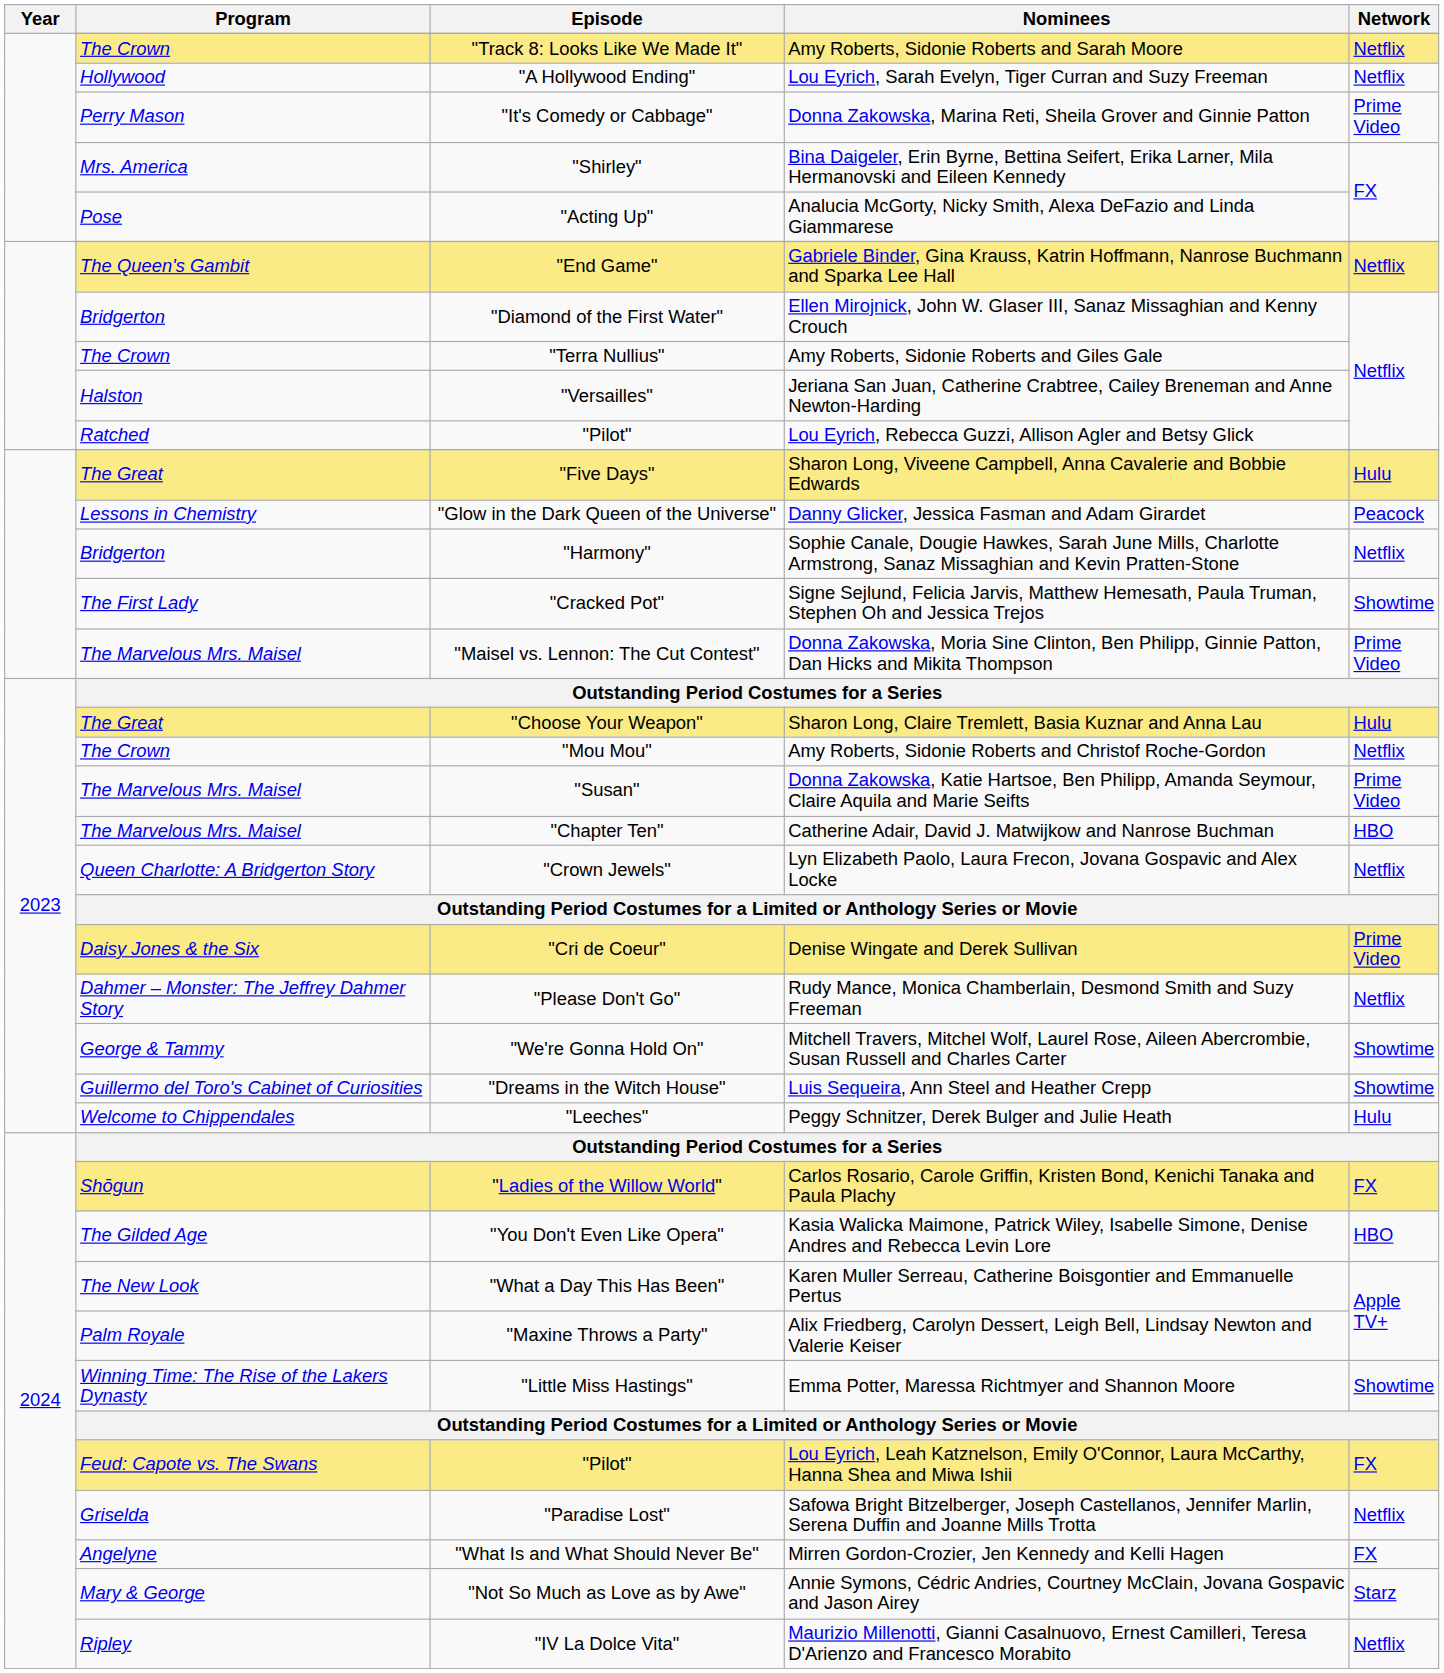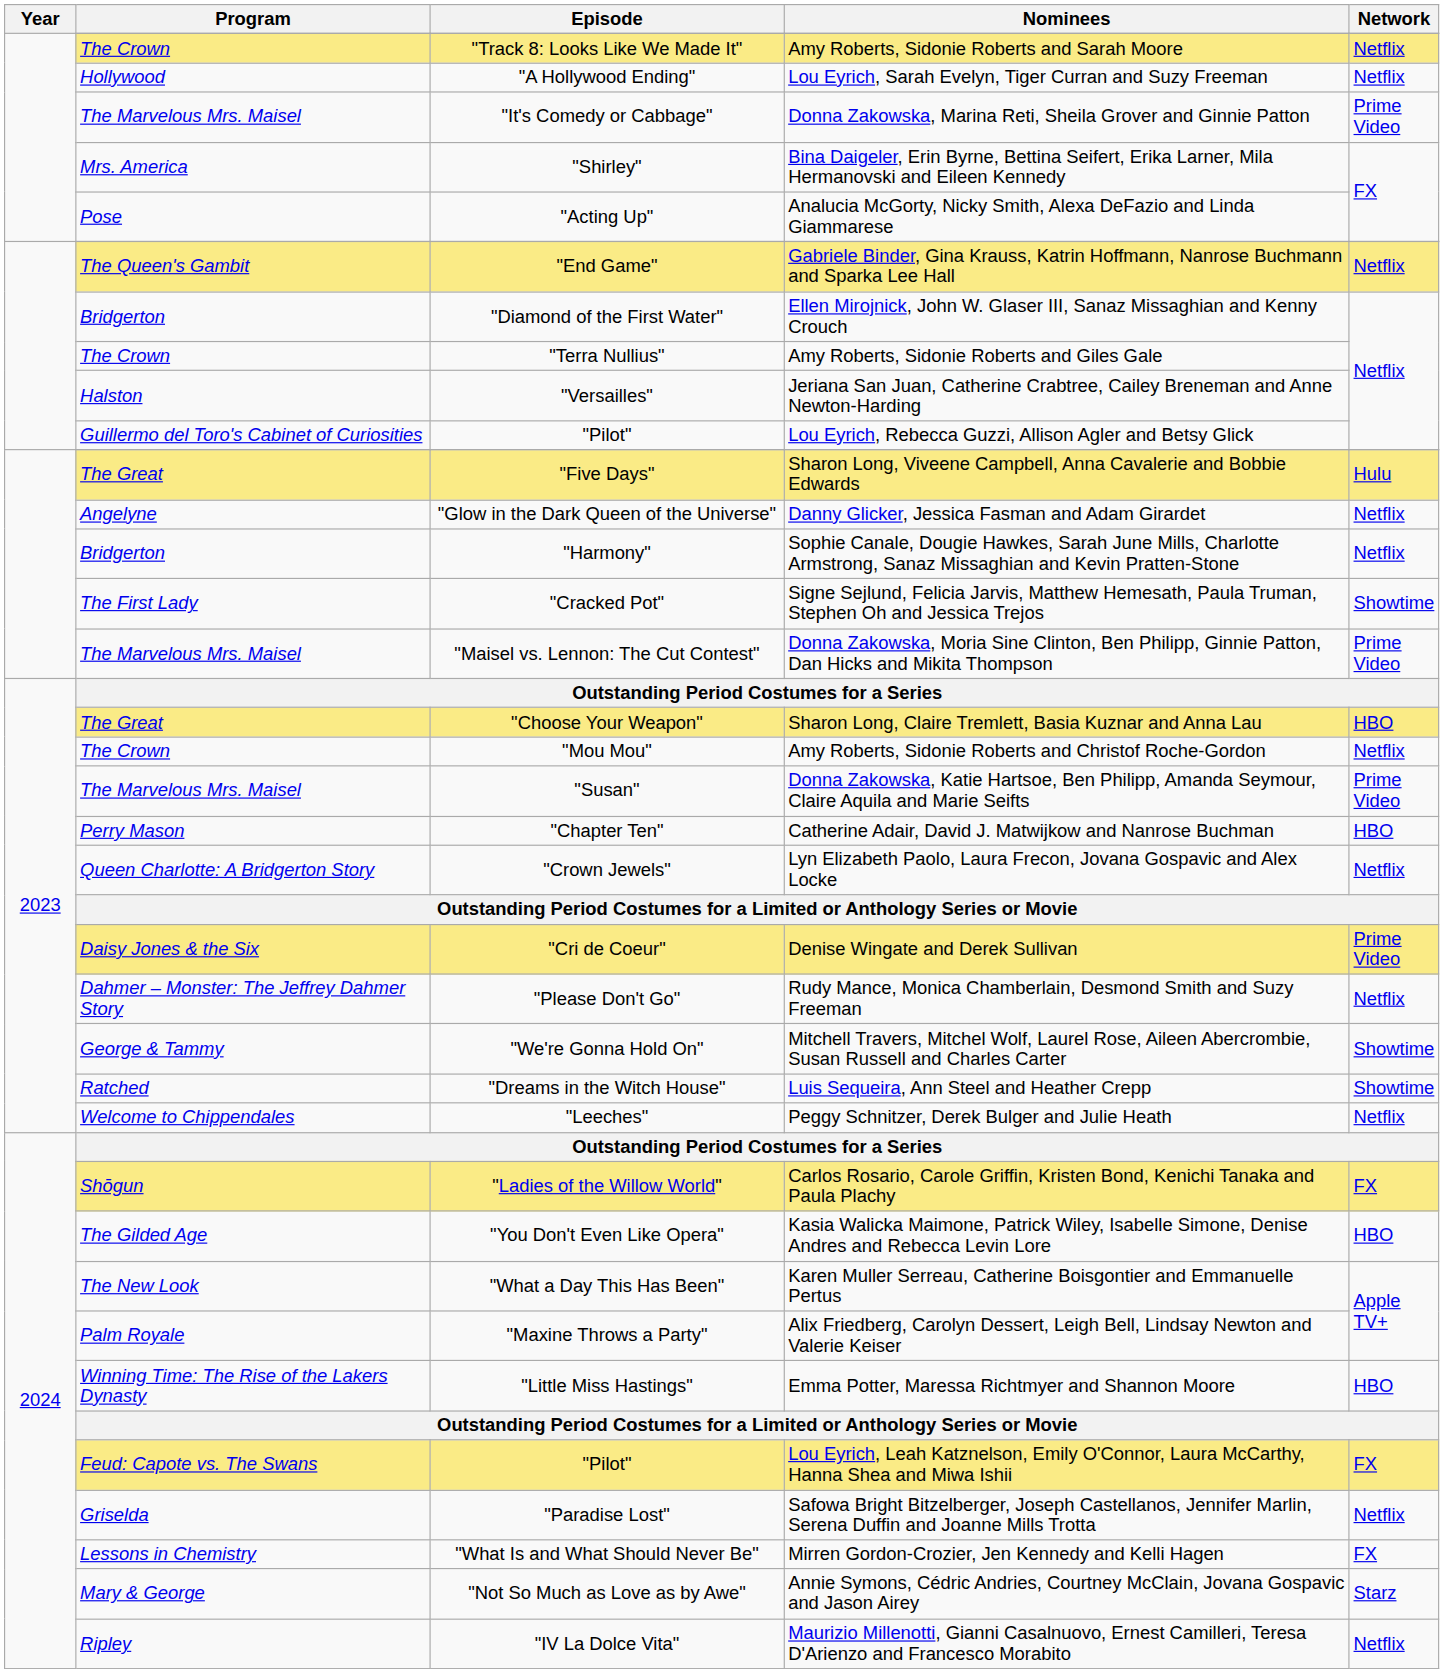(132, 116) Perry Mason -> (191, 116) The Marvelous Mrs. Maisel
(114, 435) Ratched -> (251, 435) Guillermo del Toro's Cabinet of Curiosities
(168, 514) Lessons in Chemistry -> (118, 514) Angelyne
(1389, 514) Peacock -> (1379, 514) Netflix
(1372, 722) Hulu -> (1373, 722) HBO
(191, 830) The Marvelous Mrs. Maisel -> (132, 830) Perry Mason
(251, 1088) Guillermo del Toro's Cabinet of Curiosities -> (114, 1088) Ratched
(1372, 1117) Hulu -> (1379, 1117) Netflix
(1394, 1385) Showtime -> (1373, 1385) HBO
(118, 1554) Angelyne -> (168, 1554) Lessons in Chemistry
